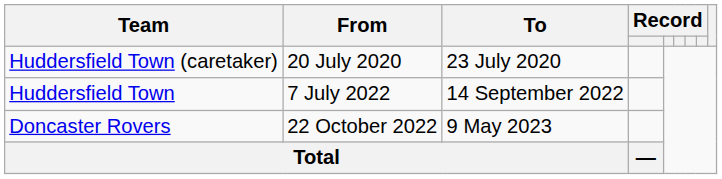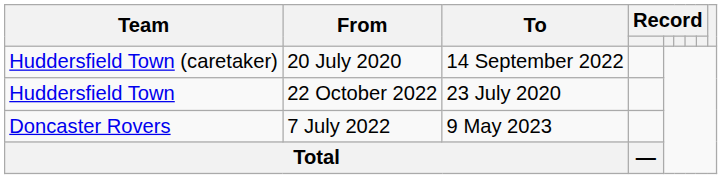(504, 61) 23 July 2020 -> (535, 61) 14 September 2022
(339, 93) 7 July 2022 -> (362, 93) 22 October 2022
(535, 93) 14 September 2022 -> (504, 93) 23 July 2020
(362, 125) 22 October 2022 -> (339, 125) 7 July 2022
